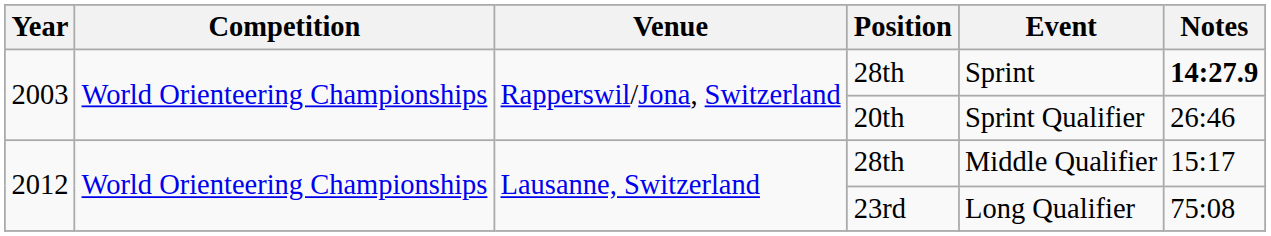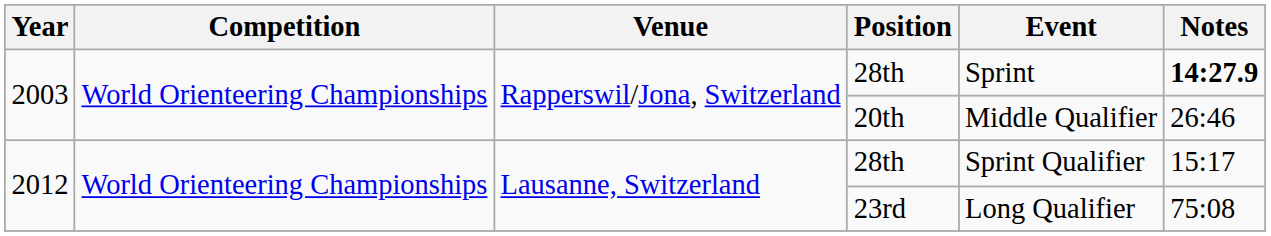(1055, 117) Sprint Qualifier -> (1061, 117) Middle Qualifier
(1061, 162) Middle Qualifier -> (1055, 162) Sprint Qualifier
